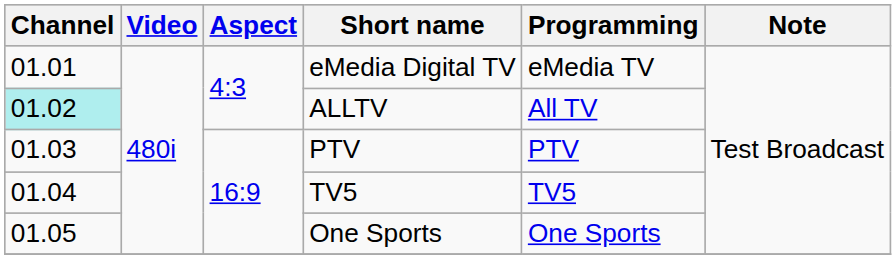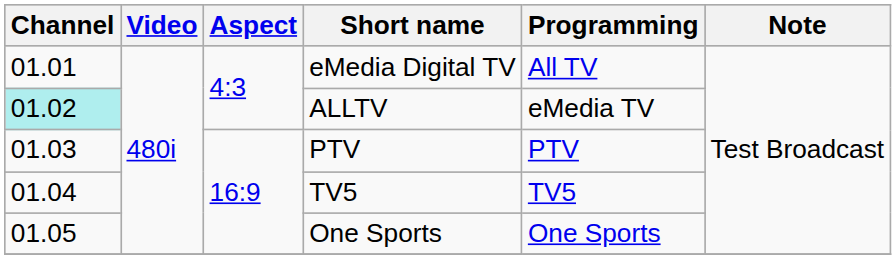(591, 66) eMedia TV -> (563, 66) All TV
(563, 108) All TV -> (591, 108) eMedia TV
